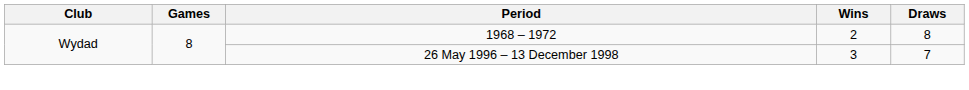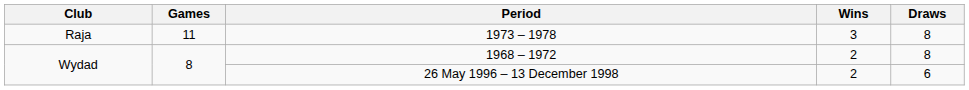+ row: (521, 34)
(853, 54) 3 -> (853, 74) 2
(927, 54) 7 -> (927, 74) 6
